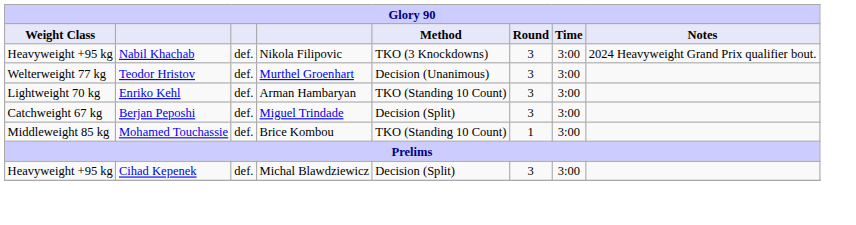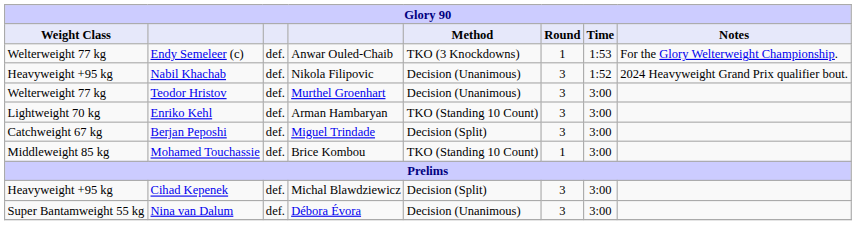+ row: (197, 54)
(432, 54) TKO (3 Knockdowns) -> (464, 73) Decision (Unanimous)
(569, 54) 3:00 -> (600, 73) 1:52
+ row: (192, 210)
